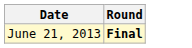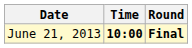+ column: (125, 14)
